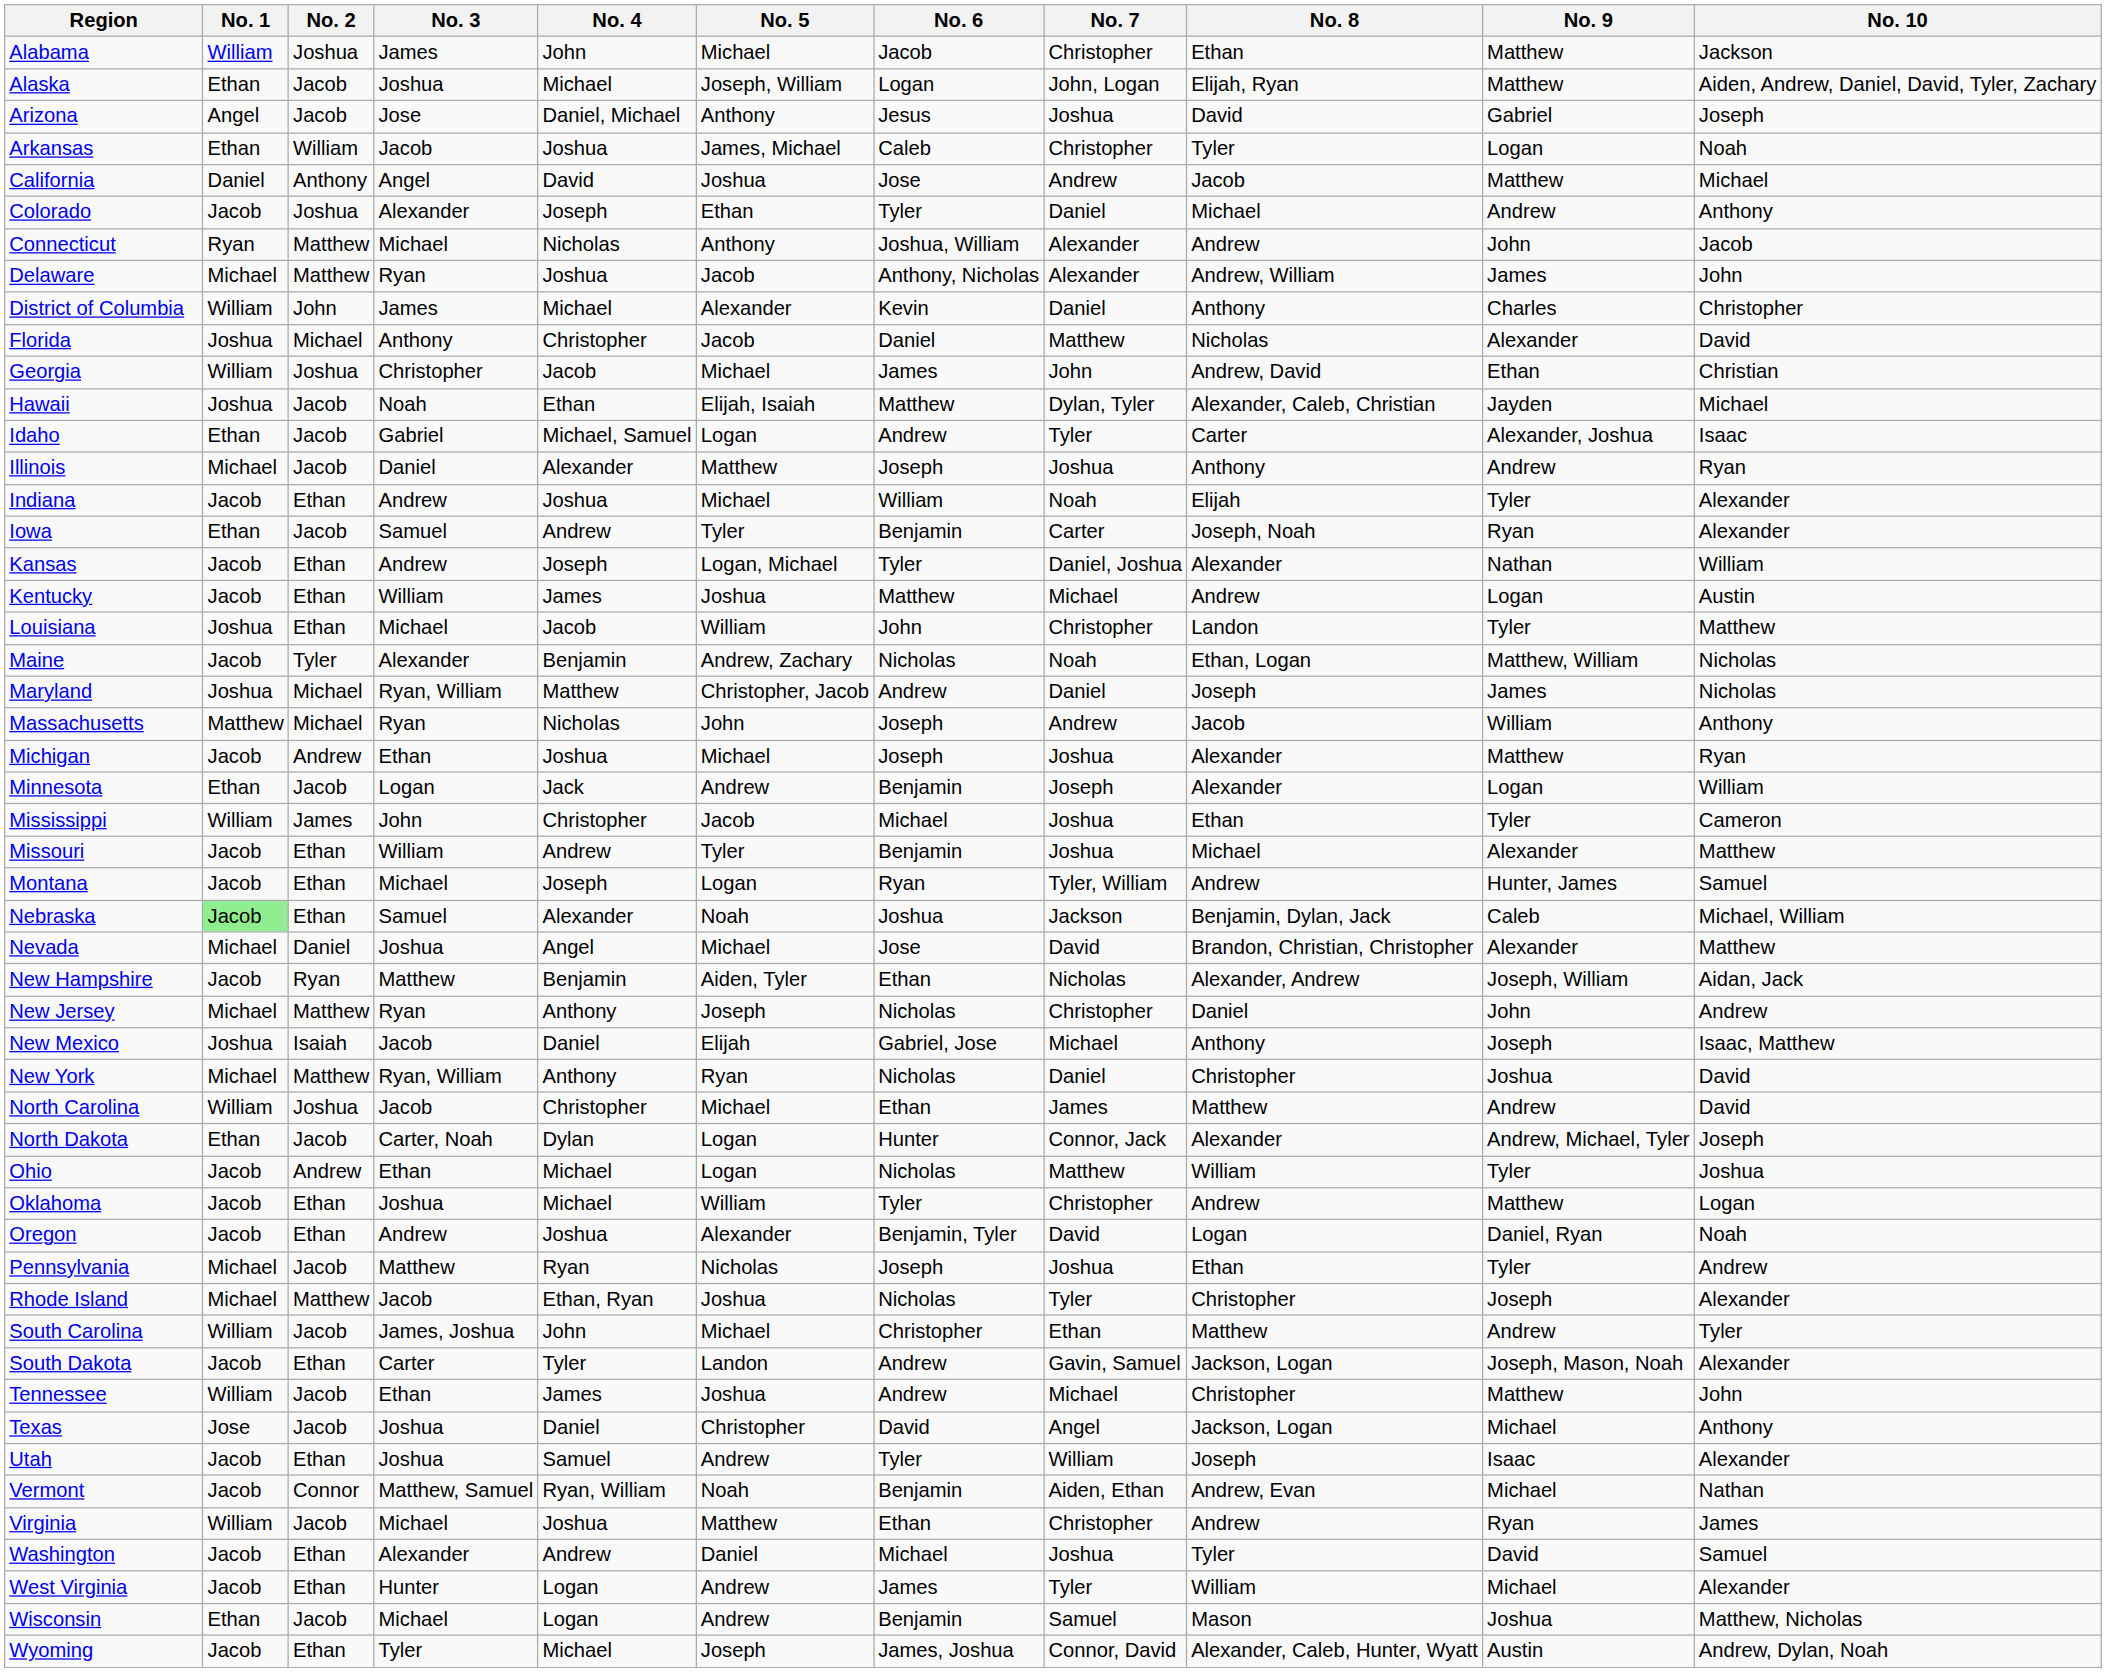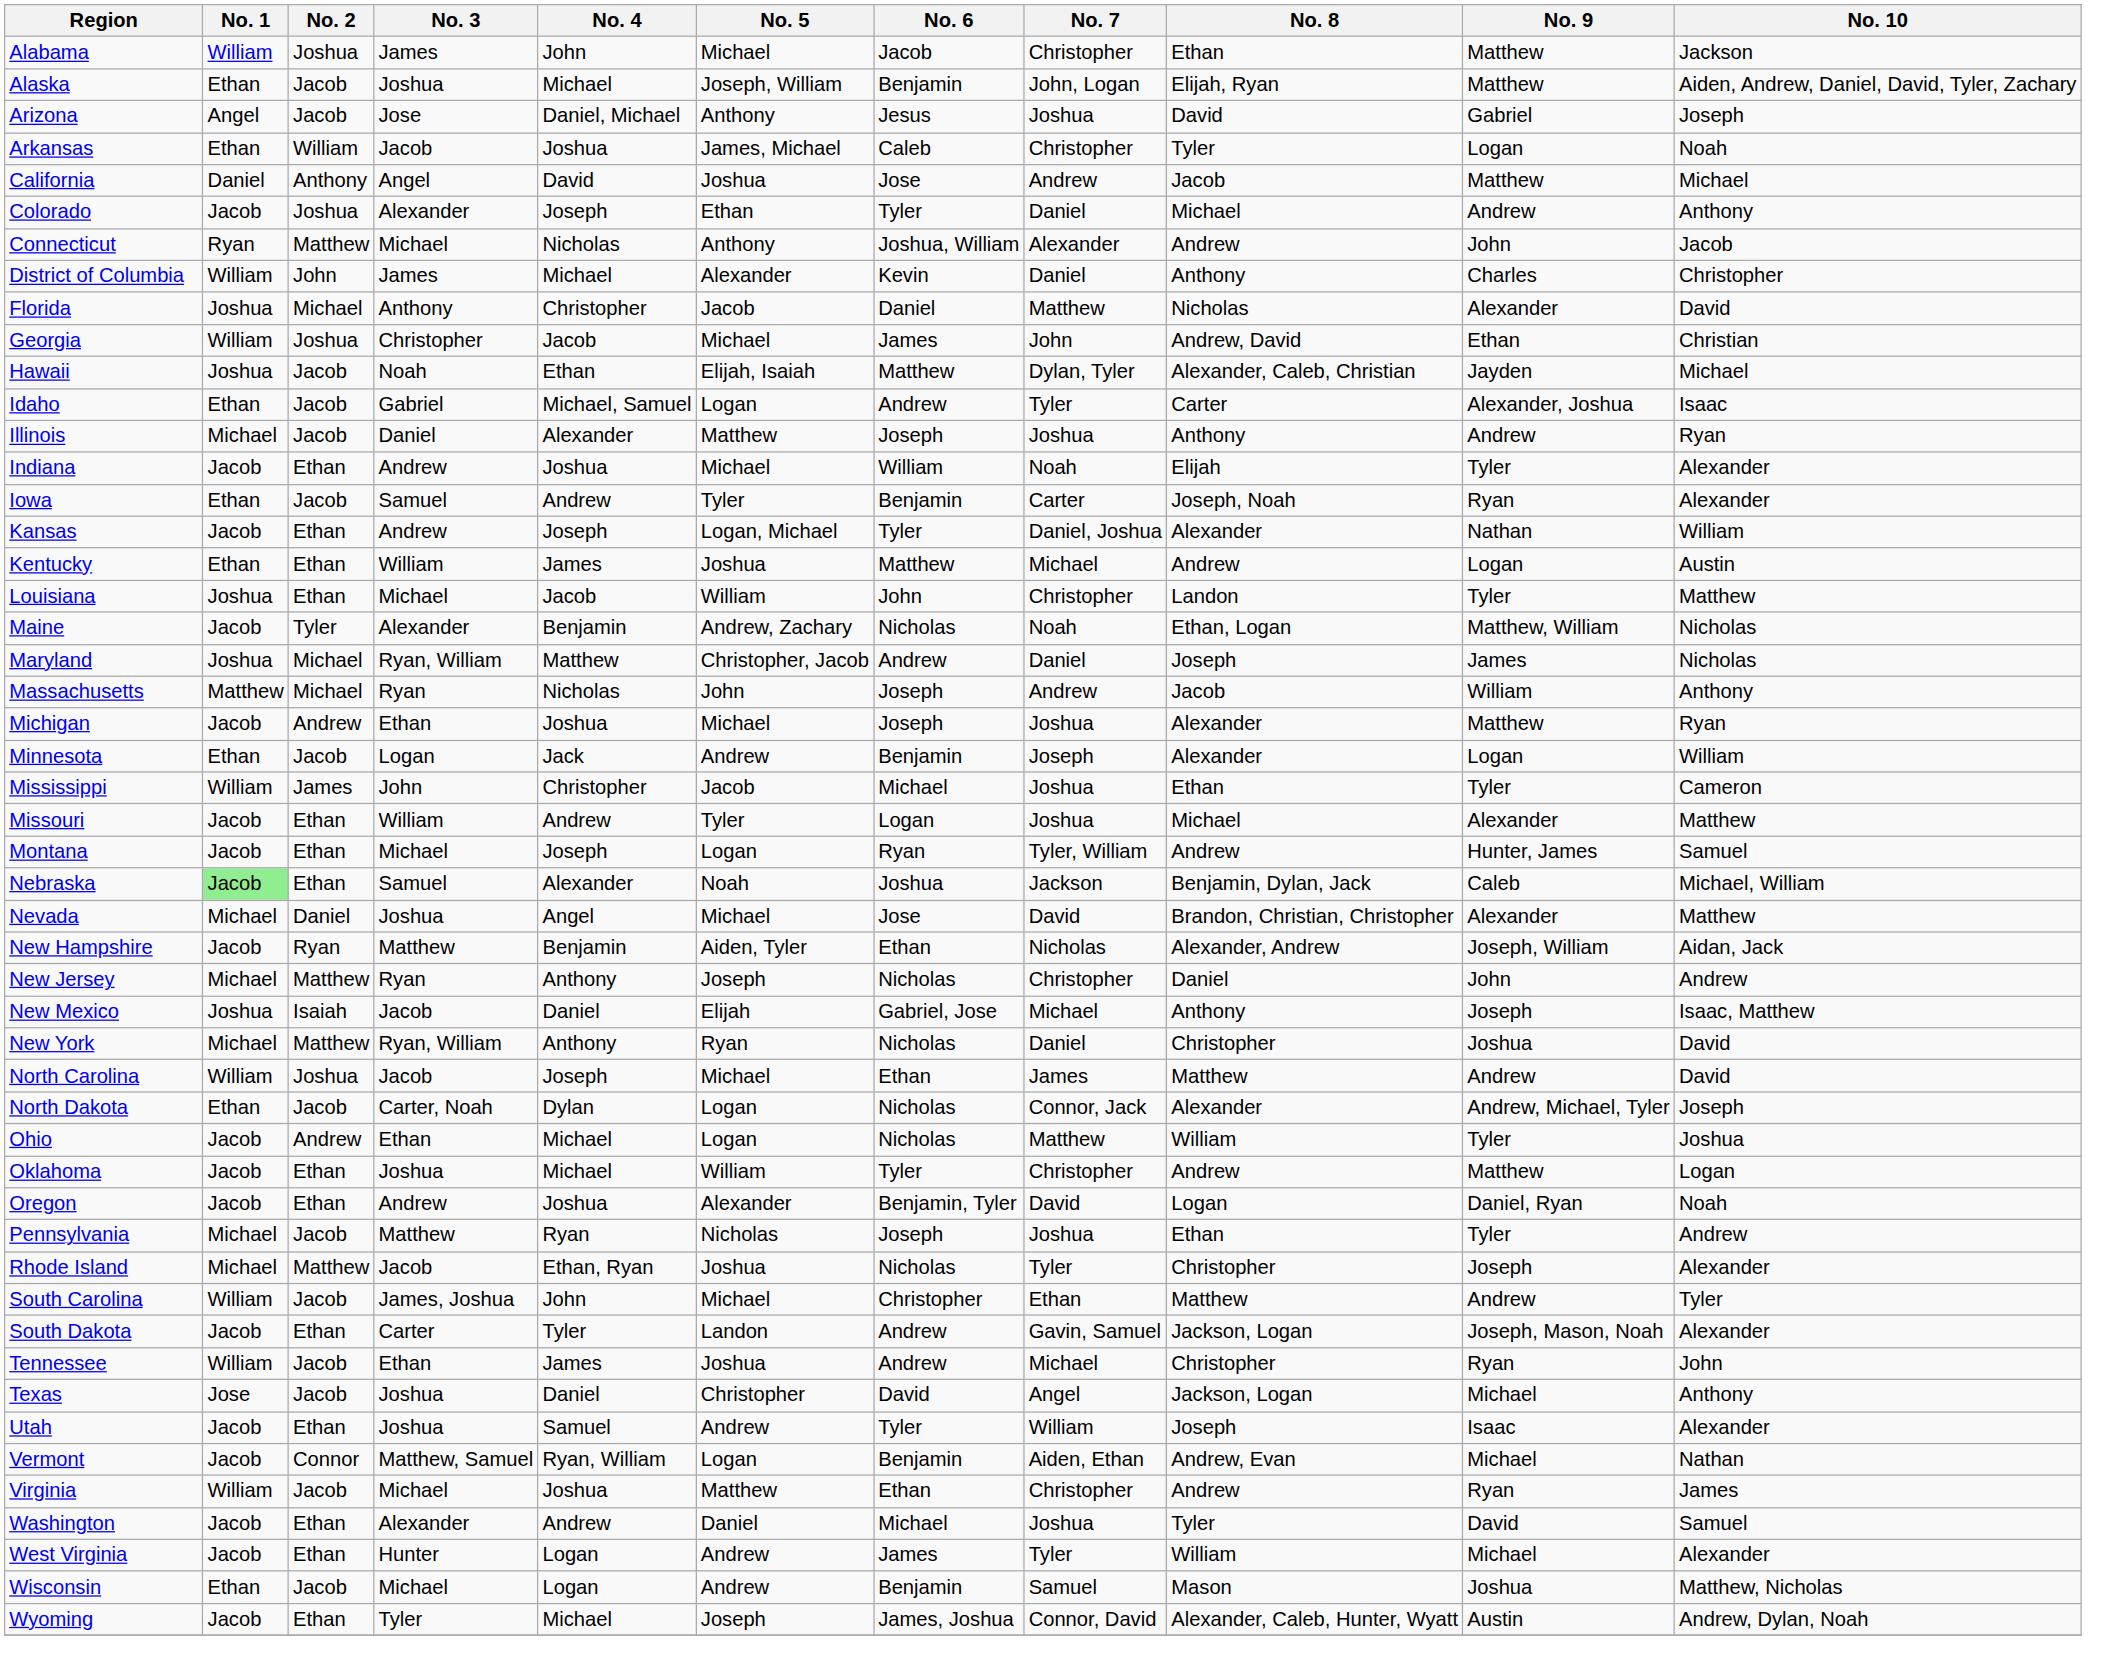(906, 84) Logan -> (920, 84) Benjamin
- row: (52, 276)
(234, 595) Jacob -> (234, 564) Ethan
(920, 851) Benjamin -> (906, 819) Logan
(595, 1107) Christopher -> (575, 1075) Joseph
(908, 1139) Hunter -> (917, 1107) Nicholas
(1525, 1395) Matthew -> (1491, 1363) Ryan
(725, 1491) Noah -> (729, 1459) Logan
